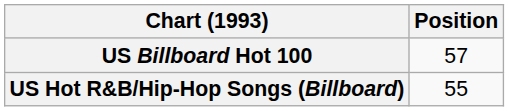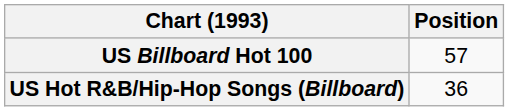(456, 88) 55 -> (456, 88) 36
